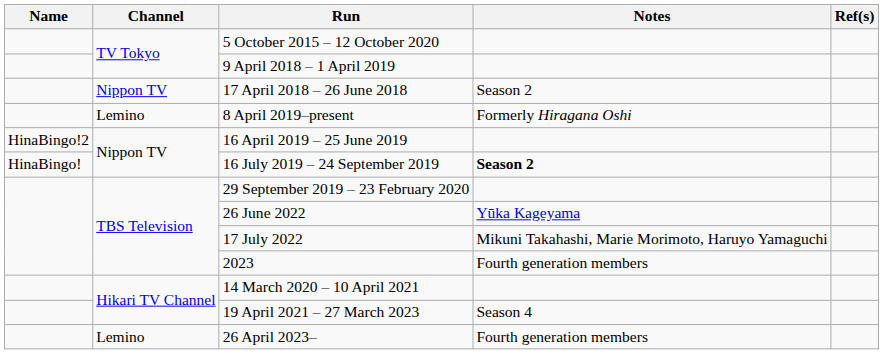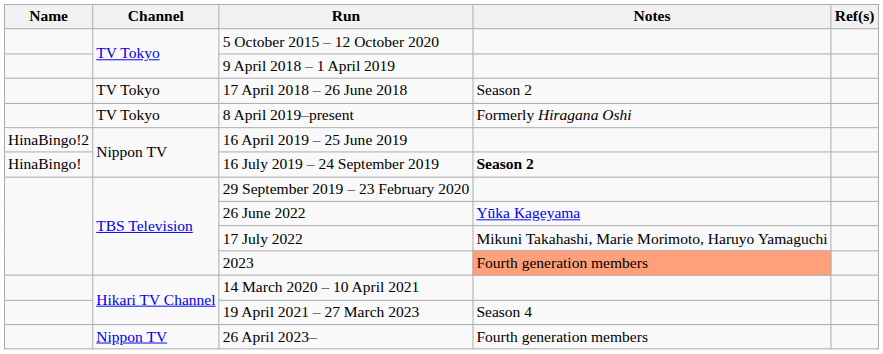(132, 90) Nippon TV -> (128, 90) TV Tokyo
(120, 115) Lemino -> (128, 115) TV Tokyo
(562, 262) no background -> (562, 262) lightsalmon background
(120, 336) Lemino -> (132, 336) Nippon TV
